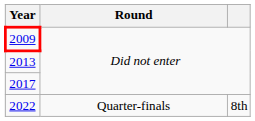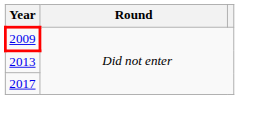- row: (22, 105)
